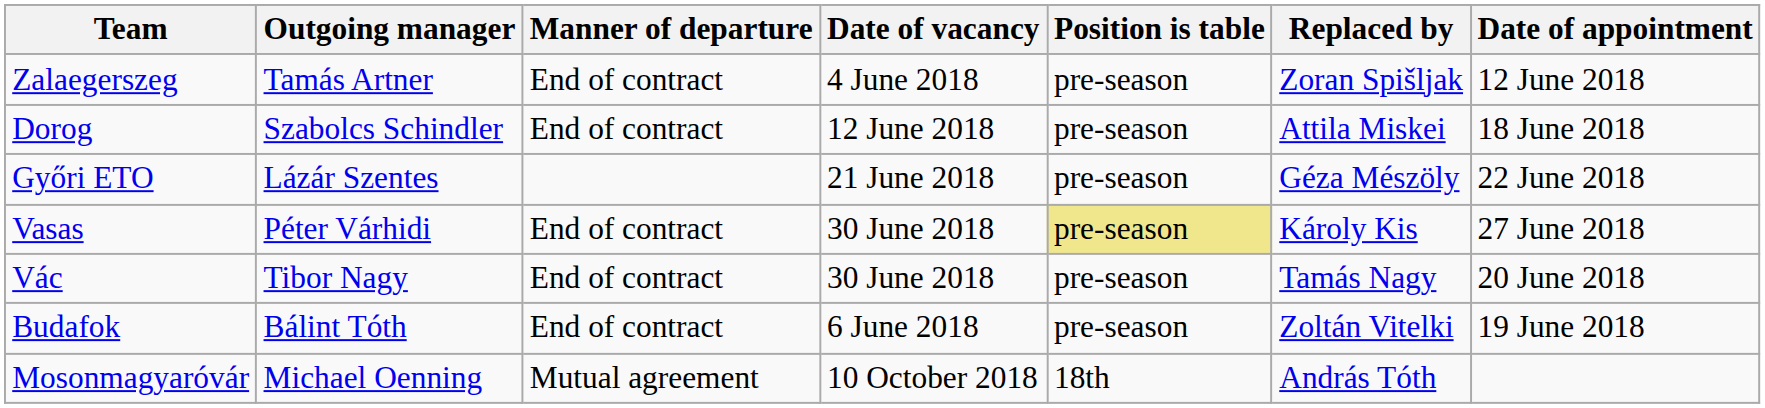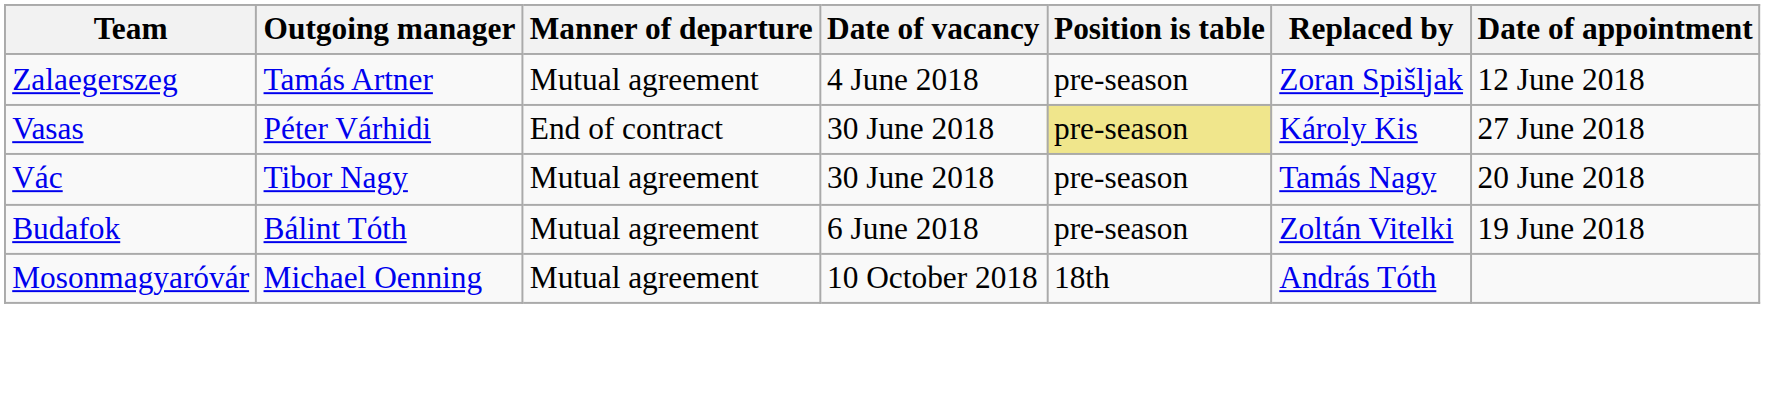(626, 79) End of contract -> (644, 79) Mutual agreement
- row: (52, 128)
- row: (83, 178)
(626, 278) End of contract -> (644, 178) Mutual agreement
(626, 327) End of contract -> (644, 228) Mutual agreement
